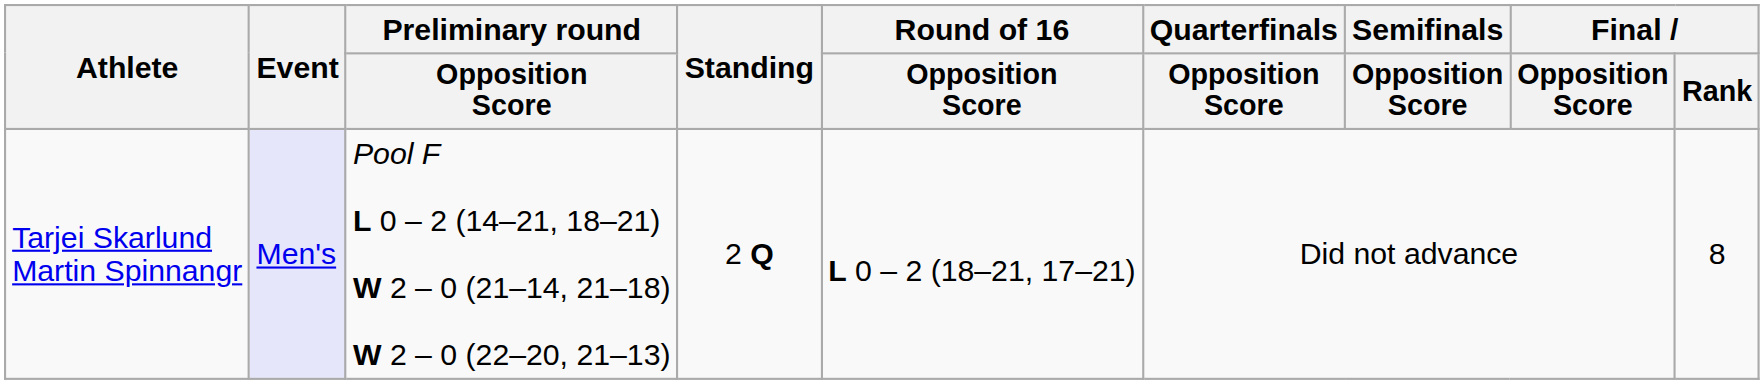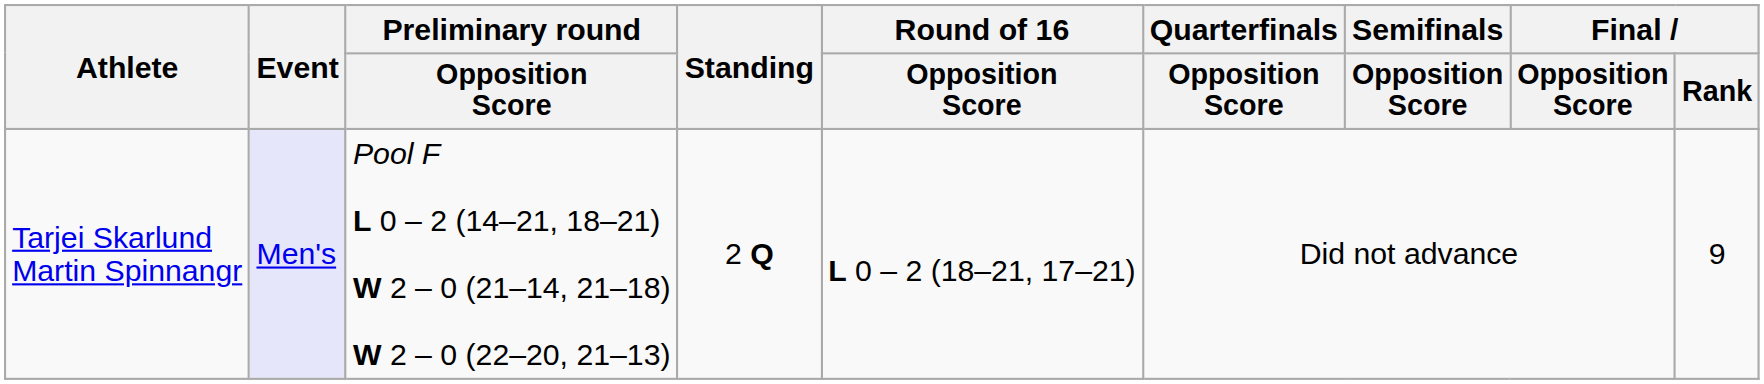(1717, 254) 8 -> (1717, 254) 9
